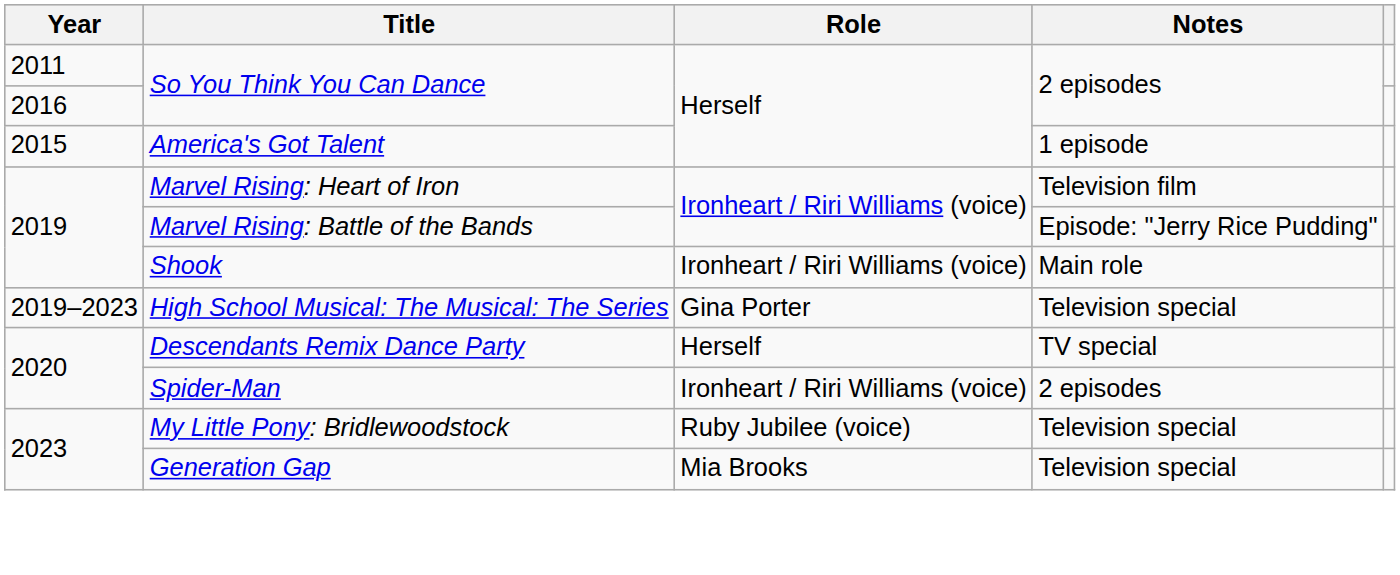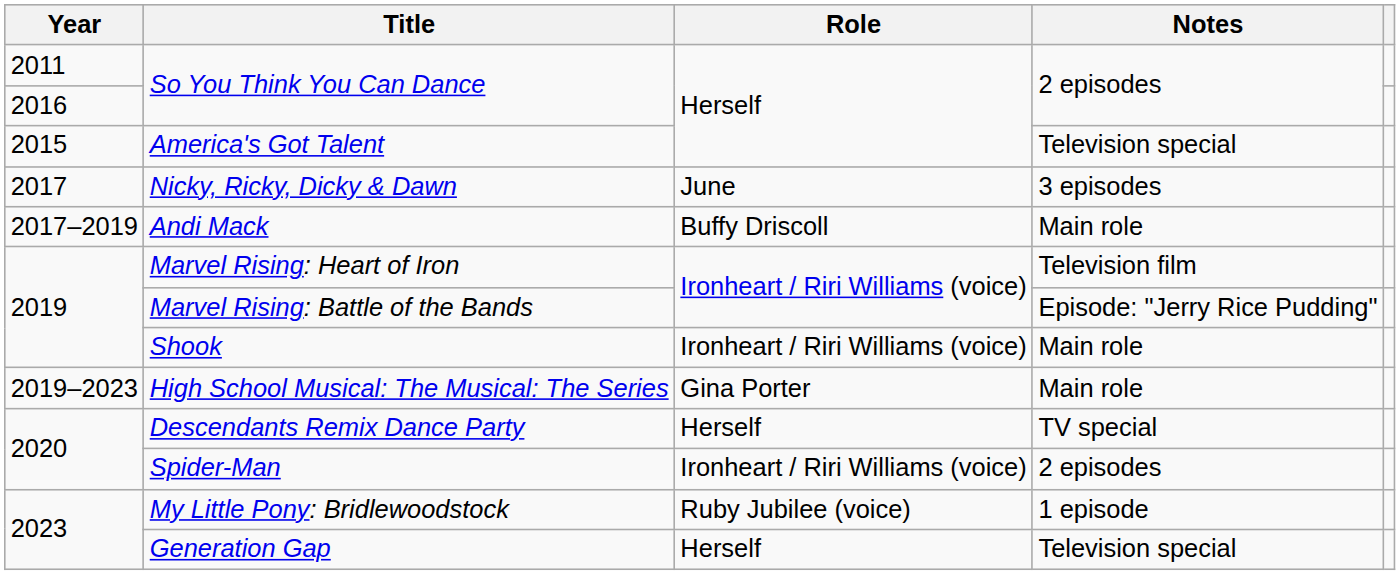(1094, 145) 1 episode -> (1137, 145) Television special
+ row: (39, 186)
+ row: (74, 226)
(1137, 307) Television special -> (1091, 387) Main role
(1137, 428) Television special -> (1094, 508) 1 episode
(744, 468) Mia Brooks -> (721, 549) Herself
